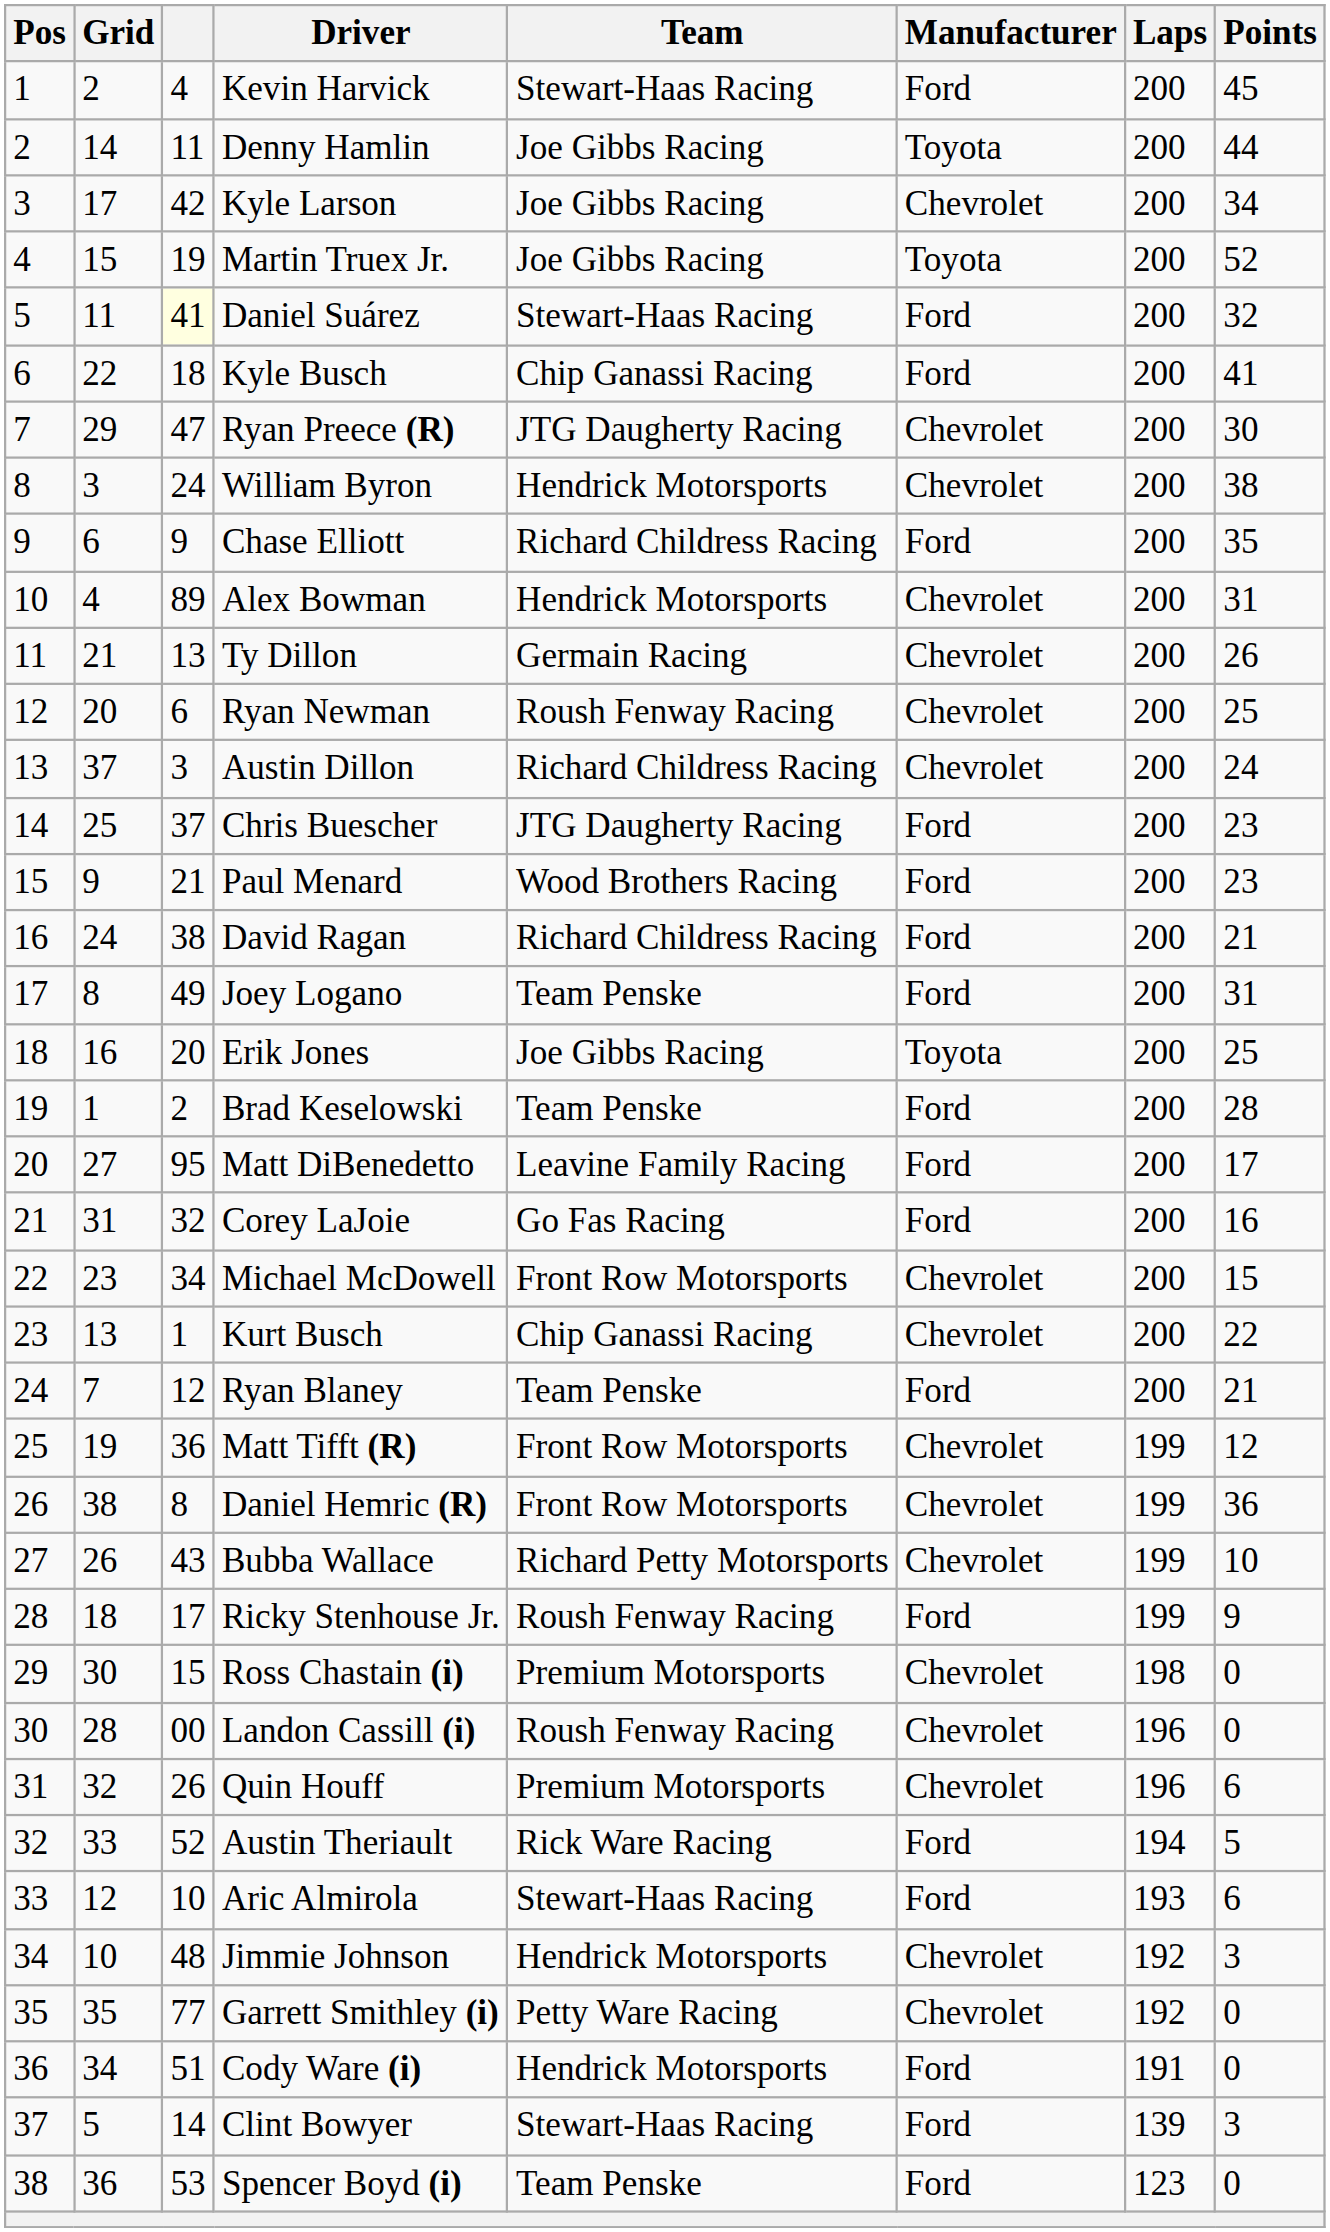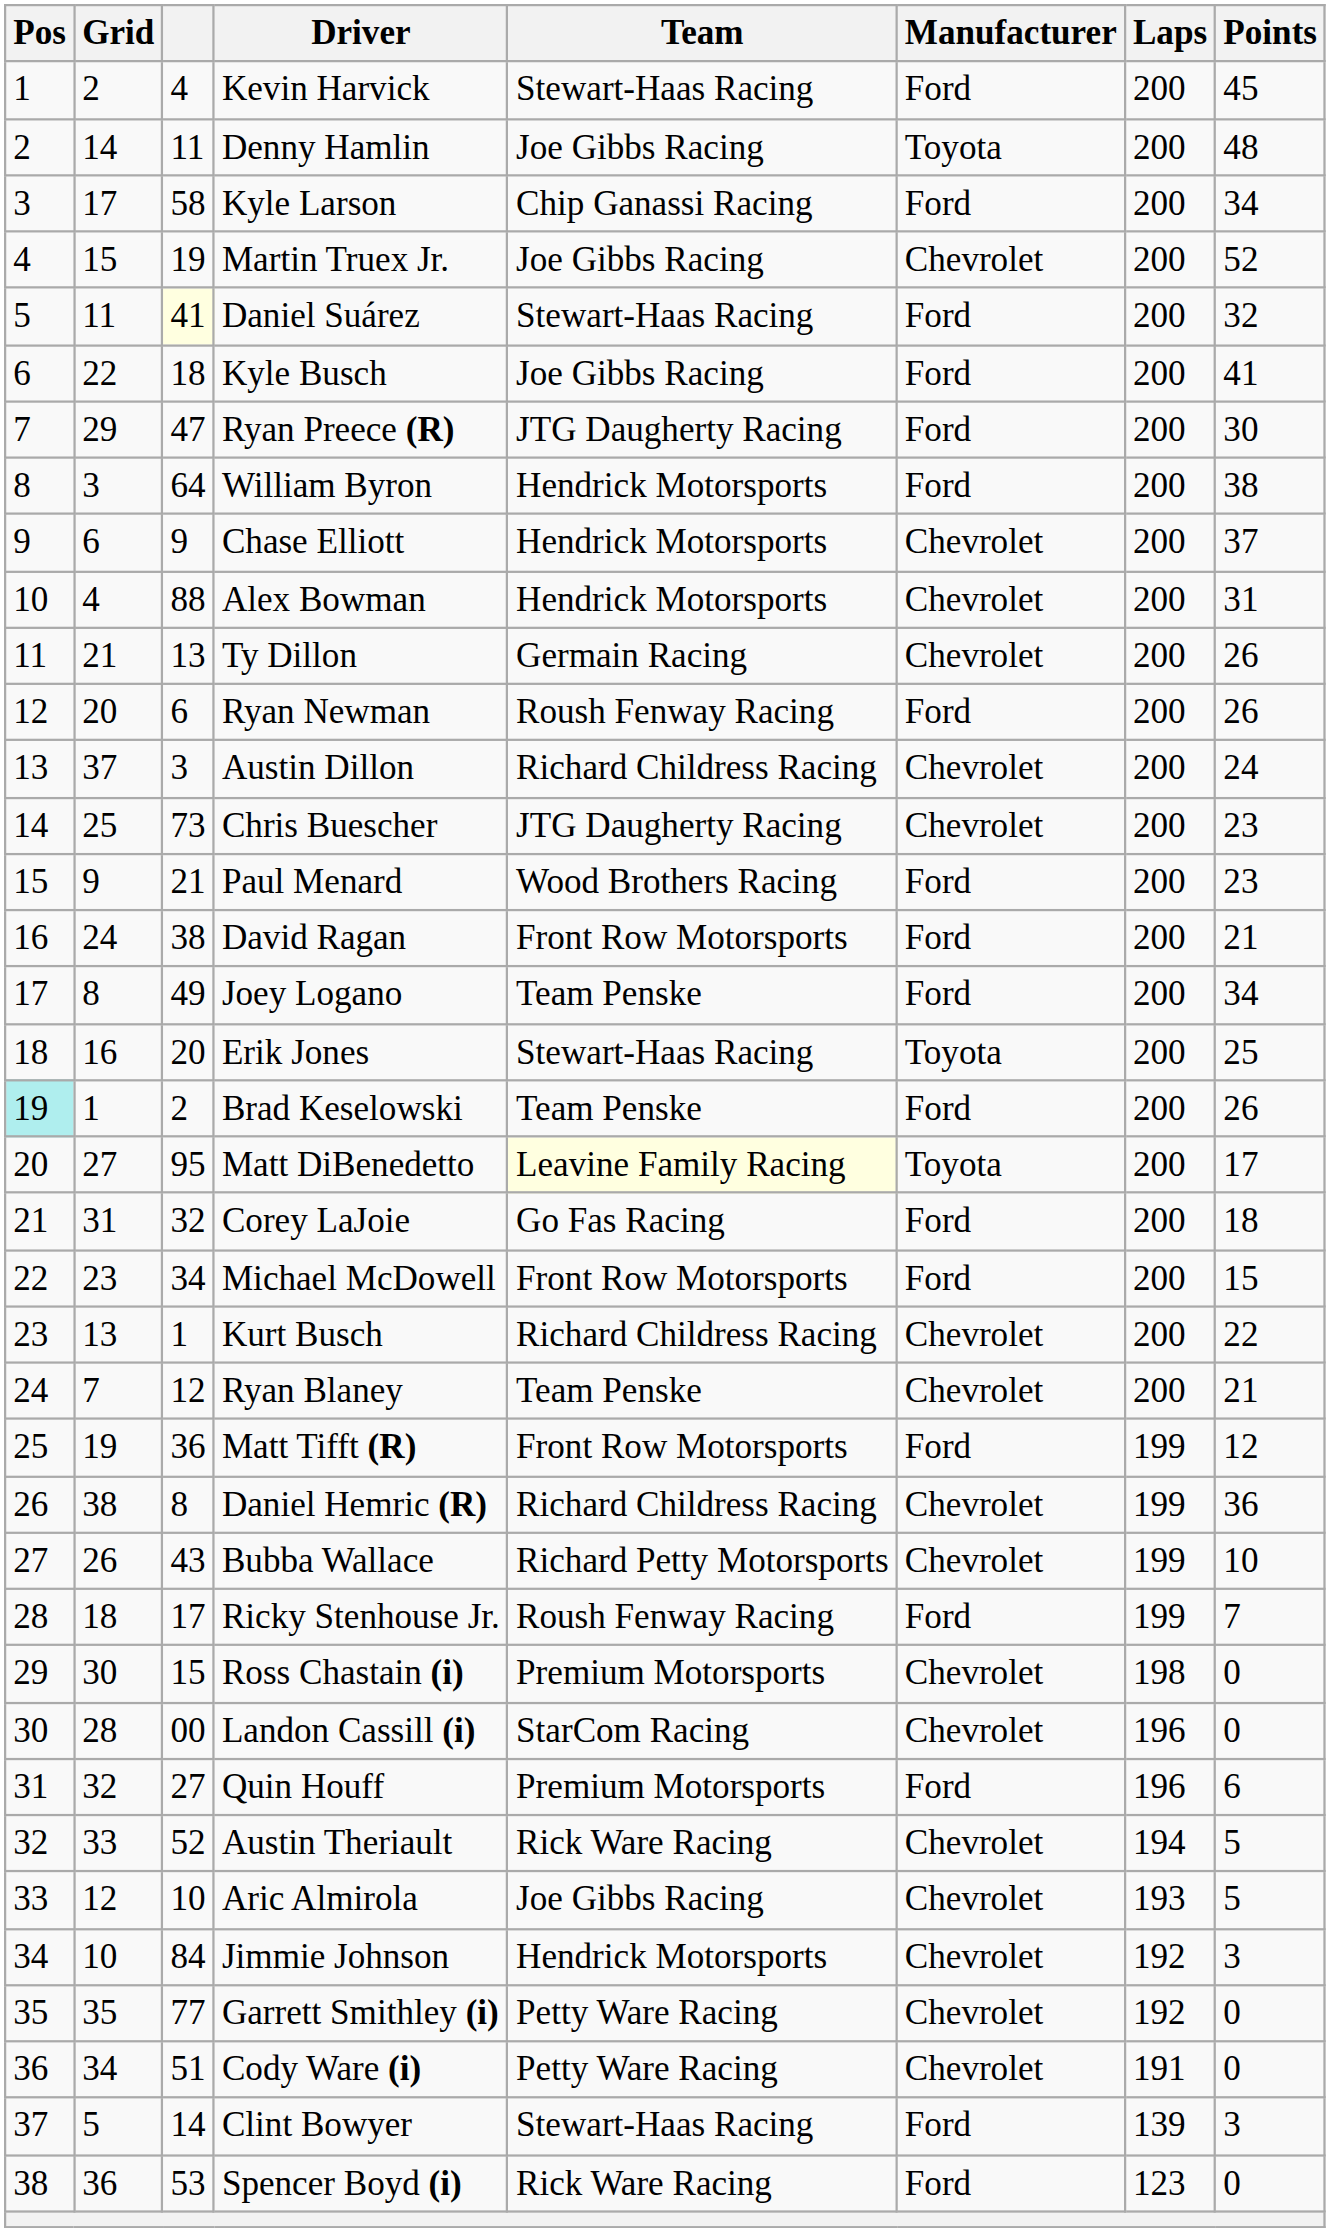(1241, 145) 44 -> (1241, 145) 48
(188, 202) 42 -> (188, 202) 58
(640, 202) Joe Gibbs Racing -> (664, 202) Chip Ganassi Racing
(974, 202) Chevrolet -> (938, 202) Ford
(953, 258) Toyota -> (974, 258) Chevrolet
(664, 371) Chip Ganassi Racing -> (640, 371) Joe Gibbs Racing
(974, 428) Chevrolet -> (938, 428) Ford
(188, 484) 24 -> (188, 484) 64
(974, 484) Chevrolet -> (938, 484) Ford
(696, 541) Richard Childress Racing -> (672, 541) Hendrick Motorsports
(938, 541) Ford -> (974, 541) Chevrolet
(1241, 541) 35 -> (1241, 541) 37
(188, 598) 89 -> (188, 598) 88
(974, 711) Chevrolet -> (938, 711) Ford
(1241, 711) 25 -> (1241, 711) 26
(188, 824) 37 -> (188, 824) 73
(938, 824) Ford -> (974, 824) Chevrolet
(696, 937) Richard Childress Racing -> (682, 937) Front Row Motorsports
(1241, 993) 31 -> (1241, 993) 34
(640, 1050) Joe Gibbs Racing -> (665, 1050) Stewart-Haas Racing
(31, 1107) no background -> (31, 1107) paleturquoise background
(1241, 1107) 28 -> (1241, 1107) 26
(681, 1163) no background -> (681, 1163) lightyellow background
(938, 1163) Ford -> (953, 1163) Toyota
(1241, 1220) 16 -> (1241, 1220) 18
(974, 1276) Chevrolet -> (938, 1276) Ford
(664, 1333) Chip Ganassi Racing -> (696, 1333) Richard Childress Racing
(938, 1389) Ford -> (974, 1389) Chevrolet
(974, 1446) Chevrolet -> (938, 1446) Ford
(682, 1503) Front Row Motorsports -> (696, 1503) Richard Childress Racing
(1232, 1616) 9 -> (1232, 1616) 7
(675, 1729) Roush Fenway Racing -> (633, 1729) StarCom Racing
(188, 1785) 26 -> (188, 1785) 27
(974, 1785) Chevrolet -> (938, 1785) Ford
(938, 1842) Ford -> (974, 1842) Chevrolet
(665, 1898) Stewart-Haas Racing -> (640, 1898) Joe Gibbs Racing
(938, 1898) Ford -> (974, 1898) Chevrolet
(1232, 1898) 6 -> (1232, 1898) 5
(188, 1955) 48 -> (188, 1955) 84
(672, 2068) Hendrick Motorsports -> (647, 2068) Petty Ware Racing
(938, 2068) Ford -> (974, 2068) Chevrolet
(609, 2181) Team Penske -> (644, 2181) Rick Ware Racing
